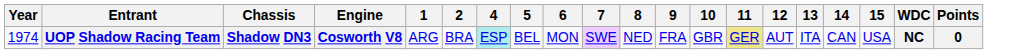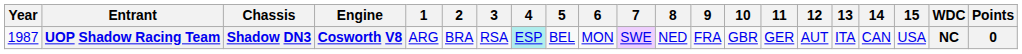+ column: (494, 16)
(23, 38) 1974 -> (23, 38) 1987
(744, 38) khaki background -> (779, 38) no background
